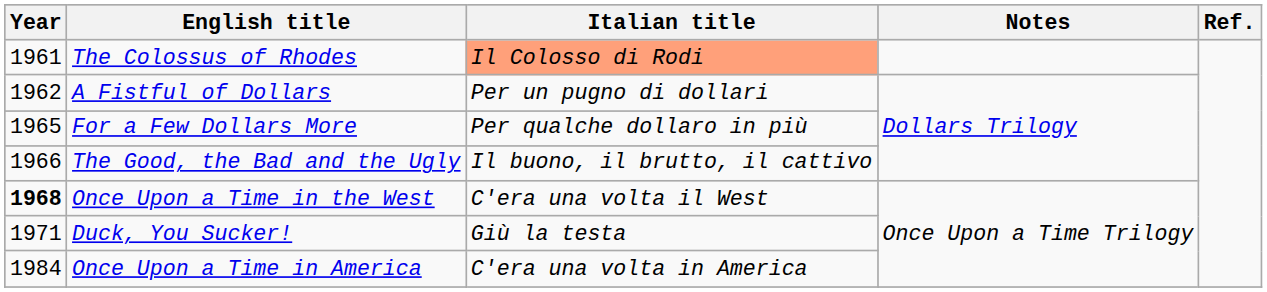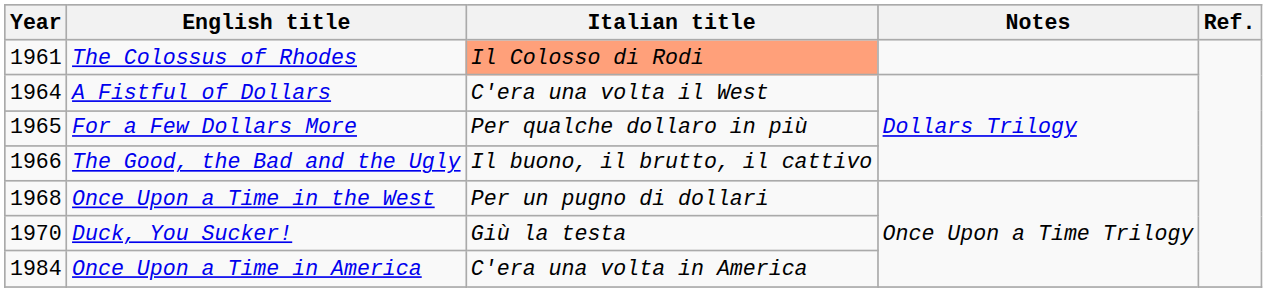(36, 93) 1962 -> (36, 93) 1964
(620, 93) Per un pugno di dollari -> (620, 93) C'era una volta il West
(36, 198) bold -> (36, 198) normal
(620, 198) C'era una volta il West -> (620, 198) Per un pugno di dollari
(36, 233) 1971 -> (36, 233) 1970
